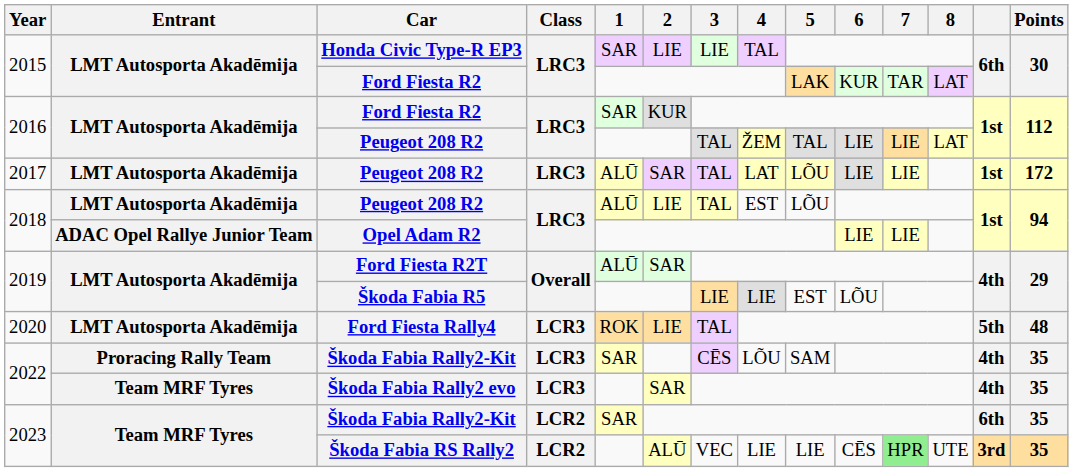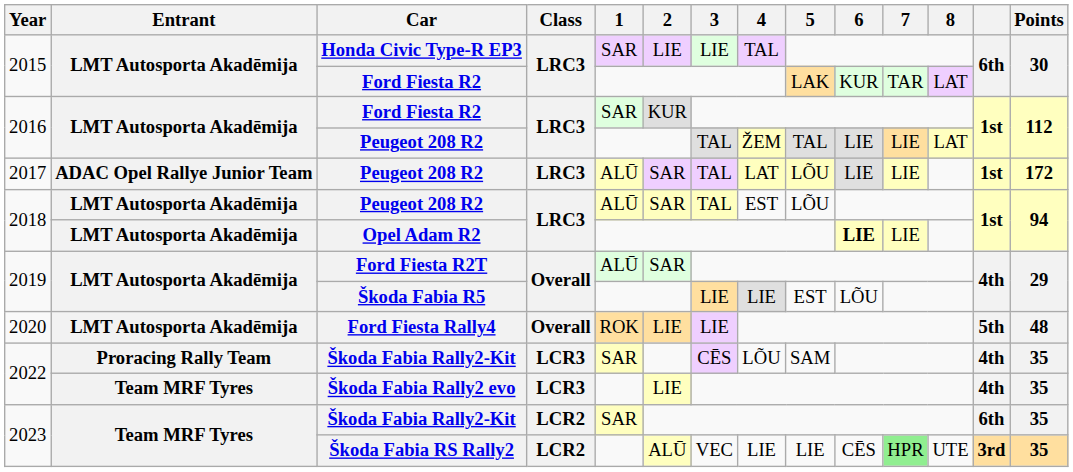(184, 173) LMT Autosporta Akadēmija -> (184, 173) ADAC Opel Rallye Junior Team
(667, 203) LIE -> (667, 203) SAR
(184, 234) ADAC Opel Rallye Junior Team -> (184, 234) LMT Autosporta Akadēmija
(859, 234) normal -> (859, 234) bold
(561, 326) LCR3 -> (561, 326) Overall
(714, 326) TAL -> (714, 326) LIE
(667, 388) SAR -> (667, 388) LIE
